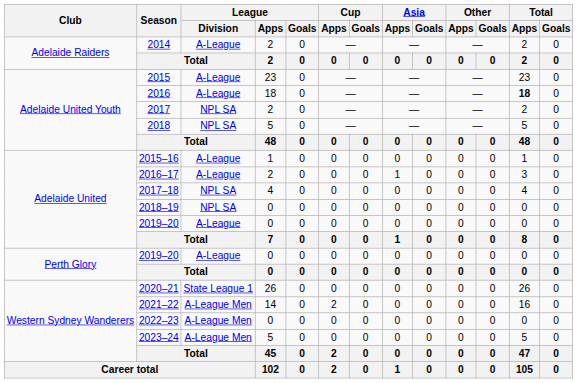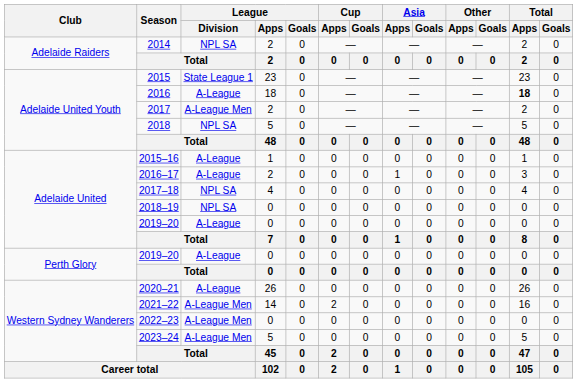(218, 45) A-League -> (218, 45) NPL SA
(218, 77) A-League -> (218, 77) State League 1
(218, 110) NPL SA -> (218, 110) A-League Men
(218, 288) State League 1 -> (218, 288) A-League
